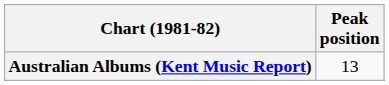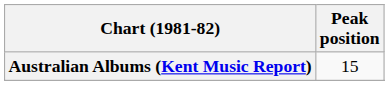(350, 66) 13 -> (350, 66) 15
